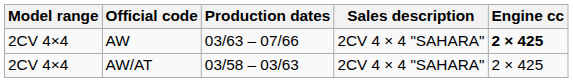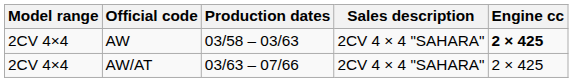(252, 41) 03/63 – 07/66 -> (252, 41) 03/58 – 03/63
(252, 65) 03/58 – 03/63 -> (252, 65) 03/63 – 07/66
